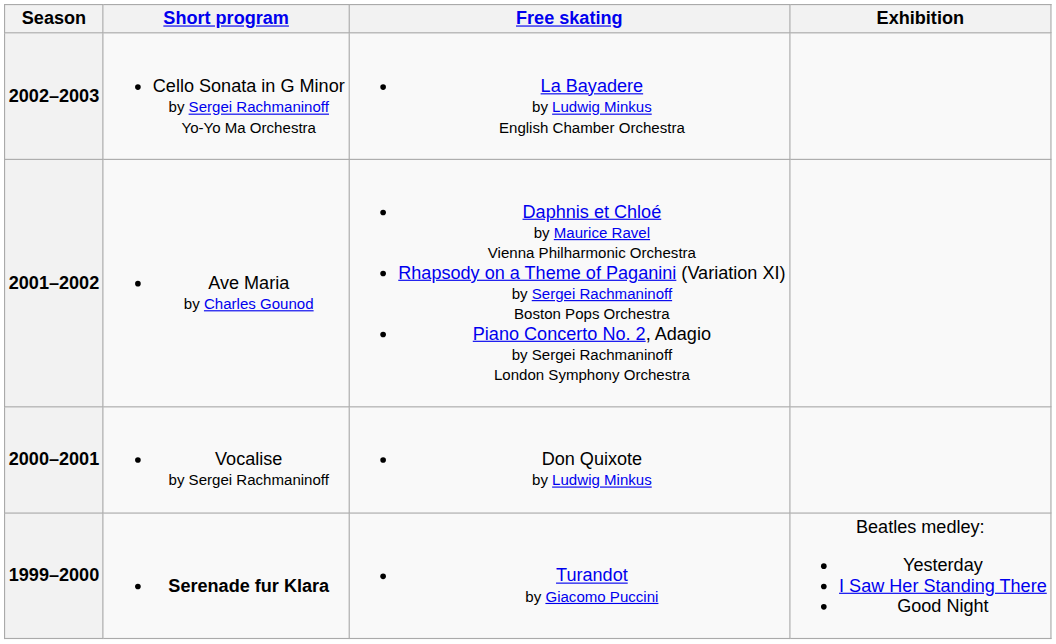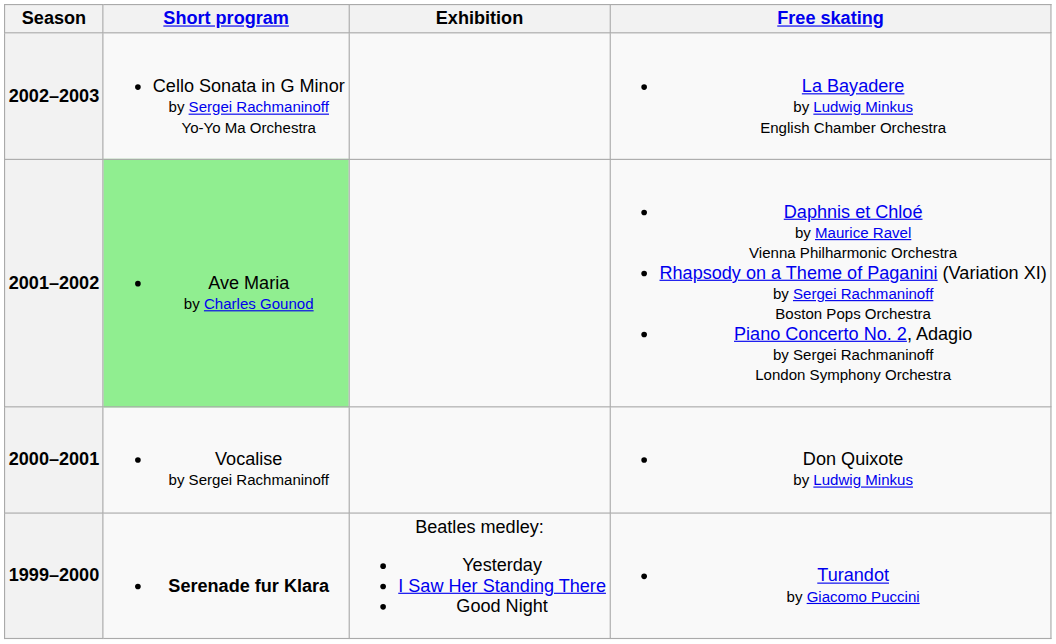columns swapped: (569, 18) <-> (920, 18)
(226, 293) no background -> (226, 293) lightgreen background
